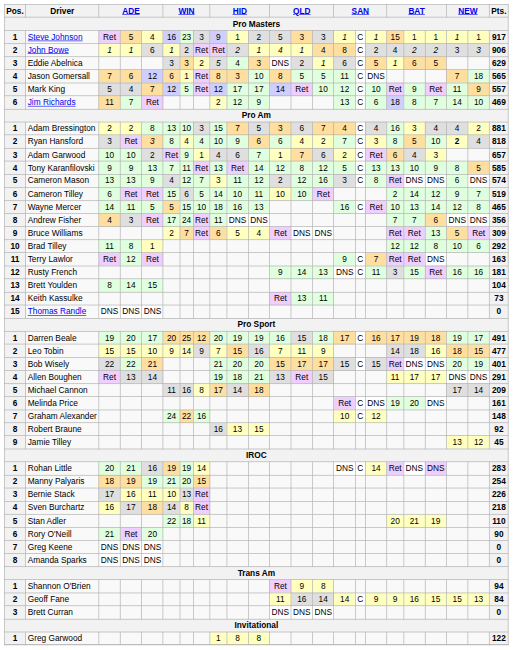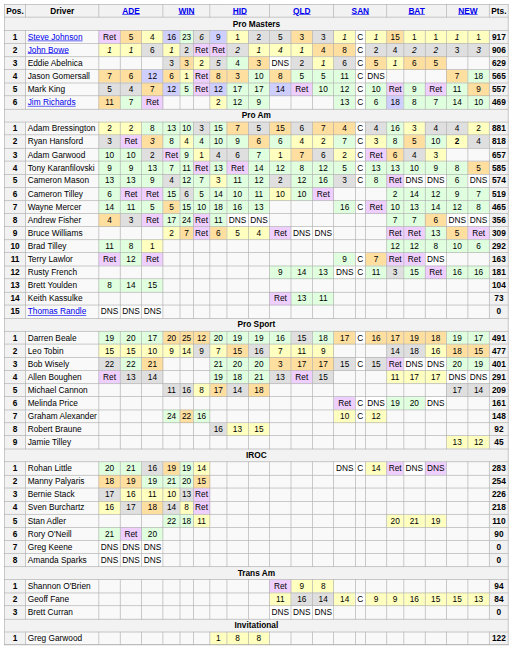(202, 37) 3 -> (202, 37) 6
(280, 128) 3 -> (280, 128) 15
(280, 364) 15 -> (280, 364) 3
